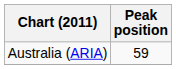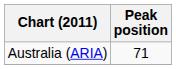(141, 53) 59 -> (141, 53) 71
